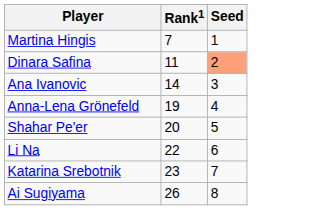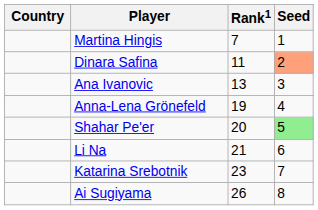+ column: (38, 17)
(172, 84) 14 -> (239, 84) 13
(215, 128) no background -> (281, 128) lightgreen background
(172, 150) 22 -> (239, 150) 21
